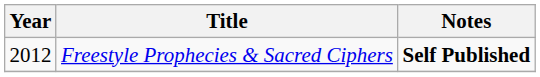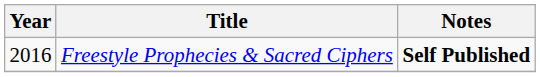(30, 54) 2012 -> (30, 54) 2016
